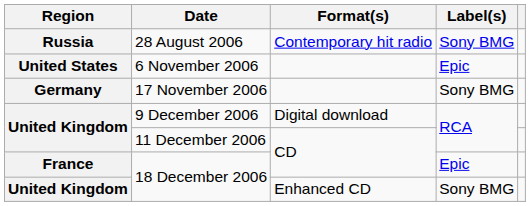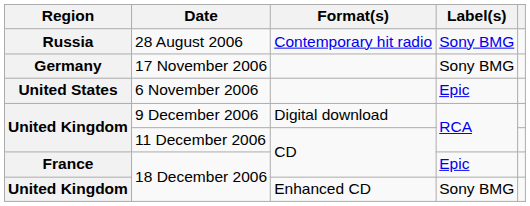rows swapped: (68, 66) <-> (68, 90)
